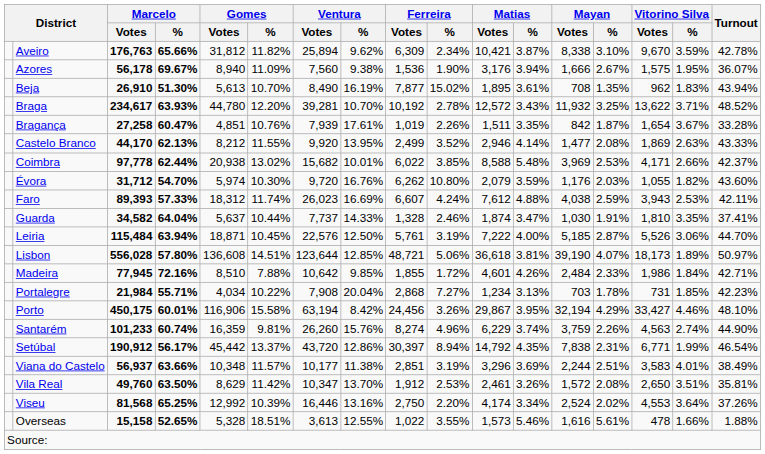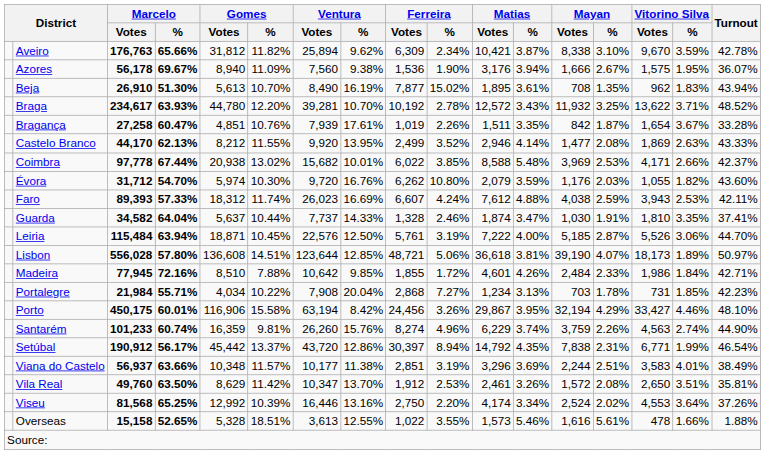(178, 162) 62.44% -> (178, 162) 67.44%
